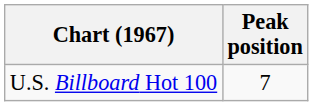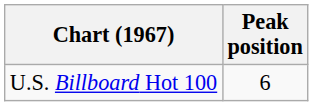(265, 82) 7 -> (265, 82) 6
